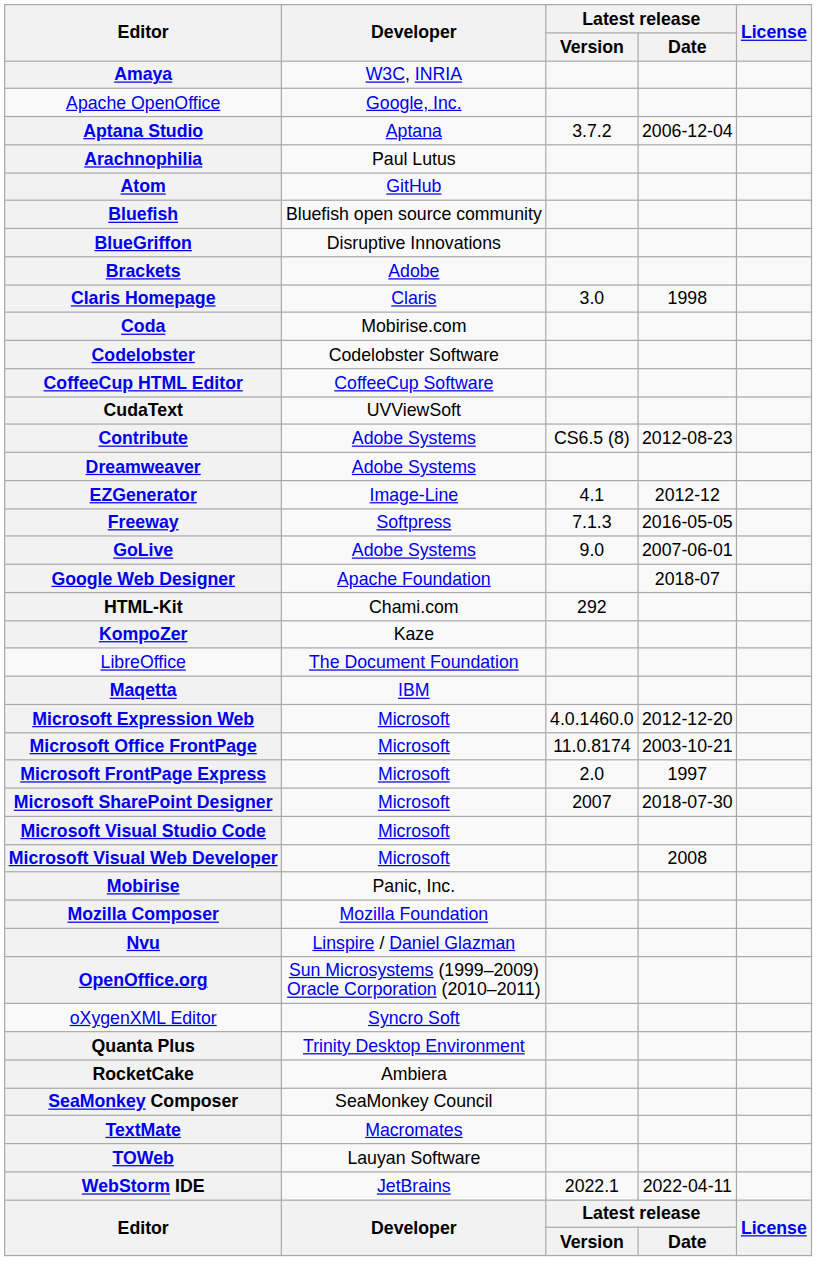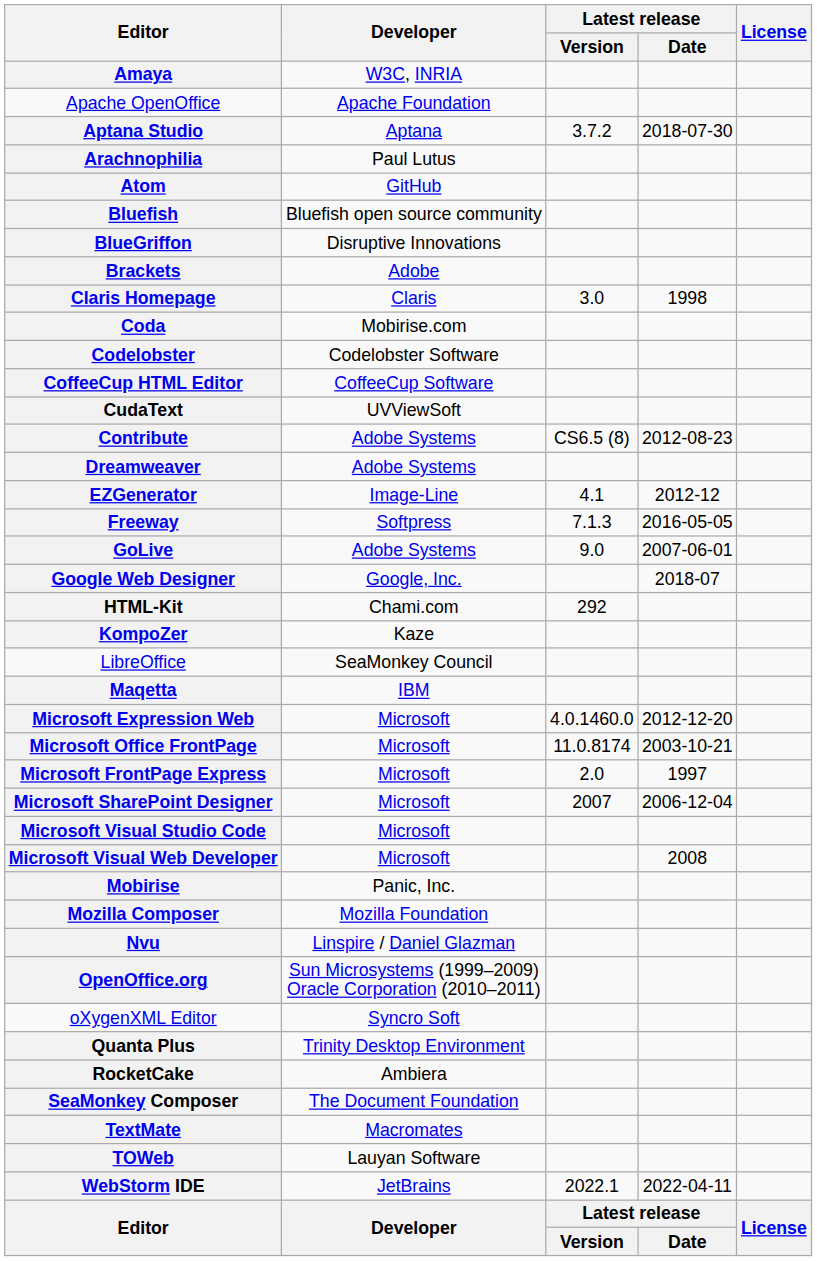(414, 103) Google, Inc. -> (414, 103) Apache Foundation
(687, 131) 2006-12-04 -> (687, 131) 2018-07-30
(414, 579) Apache Foundation -> (414, 579) Google, Inc.
(414, 663) The Document Foundation -> (414, 663) SeaMonkey Council
(687, 803) 2018-07-30 -> (687, 803) 2006-12-04
(414, 1102) SeaMonkey Council -> (414, 1102) The Document Foundation
